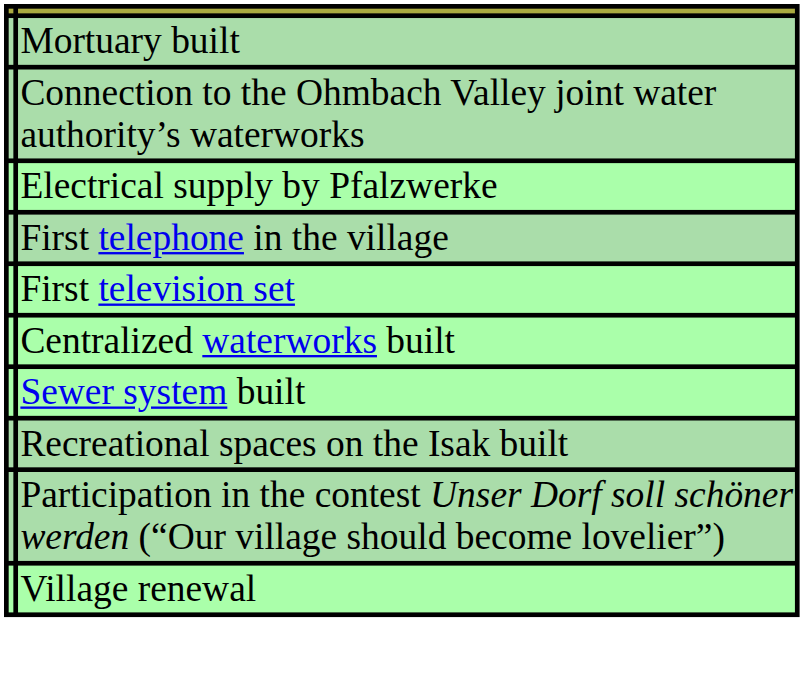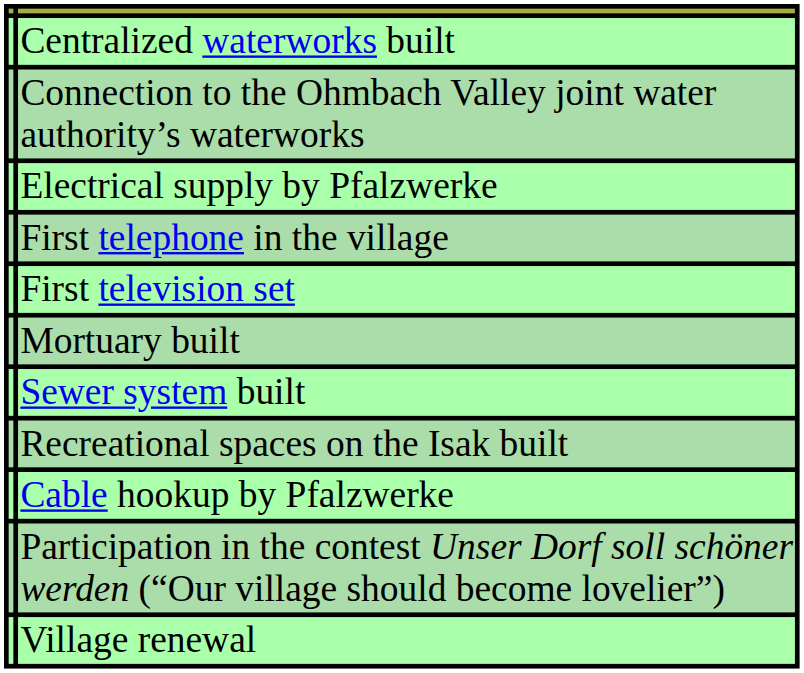rows swapped: (238, 340) <-> (130, 40)
+ row: (237, 494)
